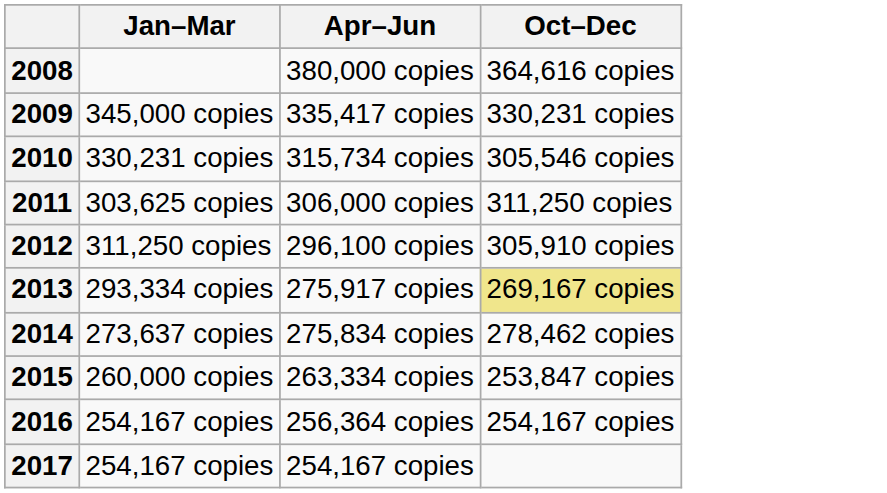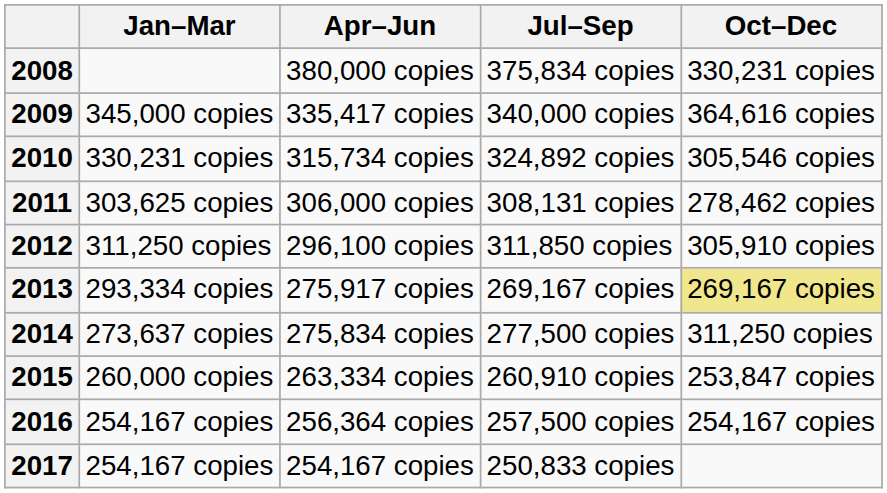+ column: (580, 26)
(580, 70) 364,616 copies -> (781, 70) 330,231 copies
(580, 114) 330,231 copies -> (781, 114) 364,616 copies
(579, 202) 311,250 copies -> (781, 202) 278,462 copies
(580, 333) 278,462 copies -> (780, 333) 311,250 copies
